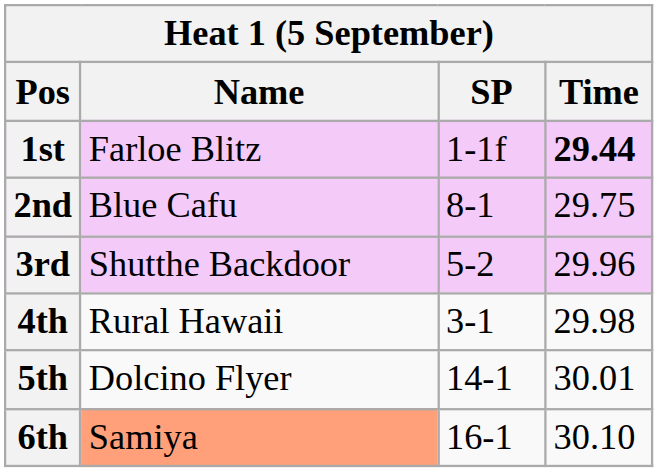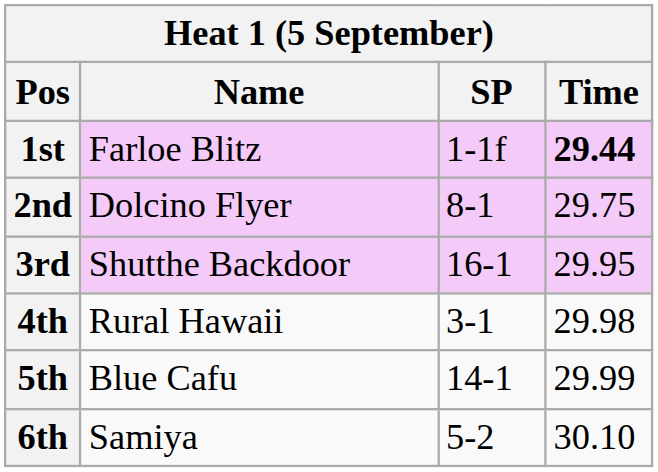(163, 206) Blue Cafu -> (190, 206) Dolcino Flyer
(470, 263) 5-2 -> (479, 263) 16-1
(594, 263) 29.96 -> (594, 263) 29.95
(190, 378) Dolcino Flyer -> (163, 378) Blue Cafu
(594, 378) 30.01 -> (594, 378) 29.99
(143, 436) lightsalmon background -> (143, 436) no background
(479, 436) 16-1 -> (470, 436) 5-2
